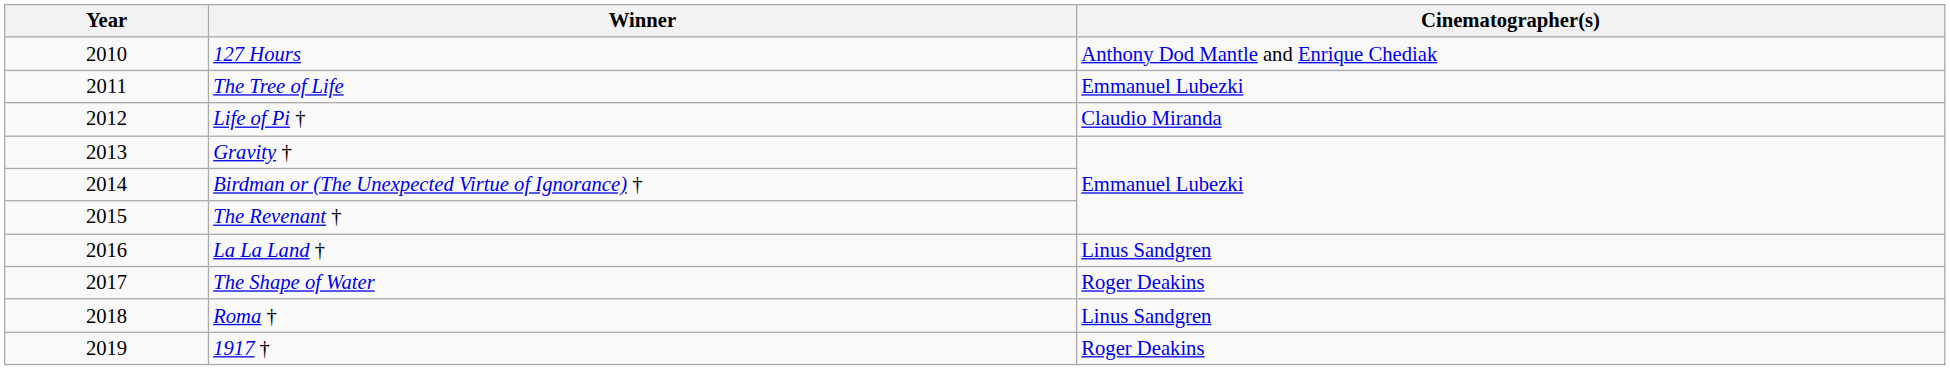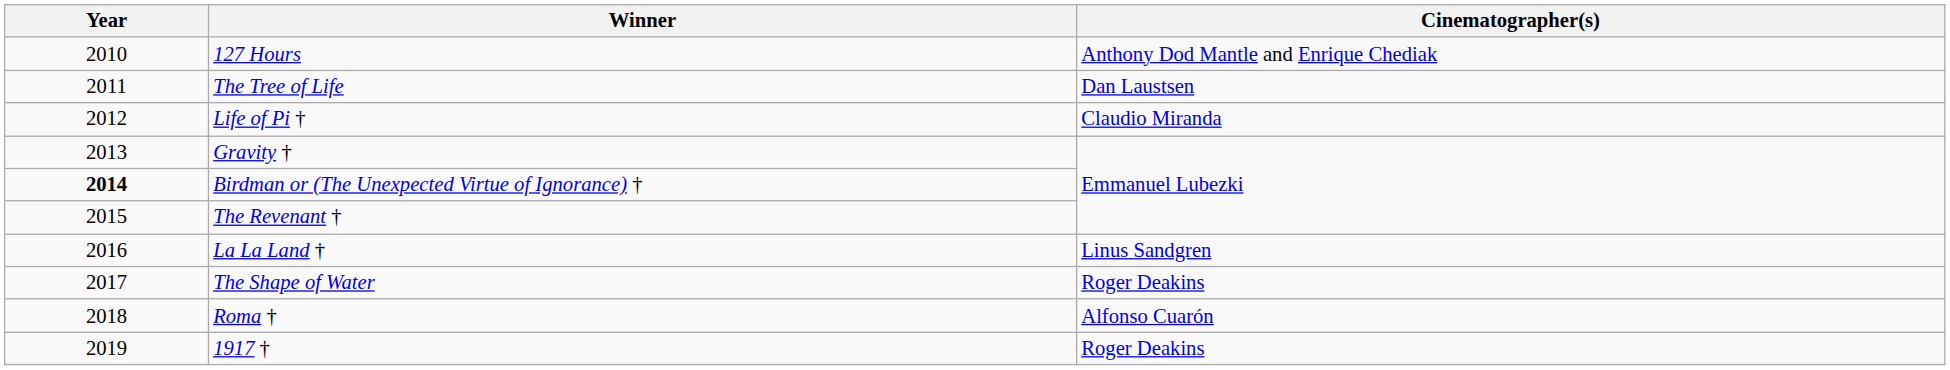(1162, 86) Emmanuel Lubezki -> (1138, 86) Dan Laustsen
(107, 184) normal -> (107, 184) bold
(1146, 315) Linus Sandgren -> (1147, 315) Alfonso Cuarón
